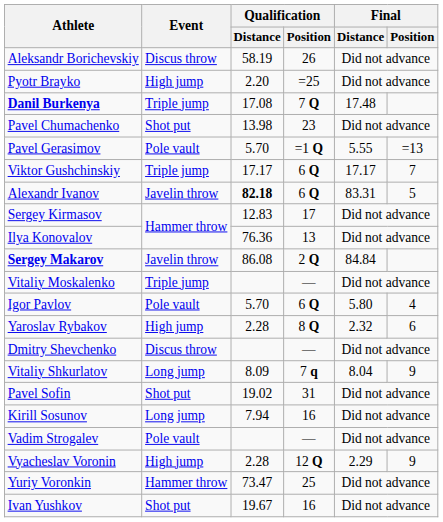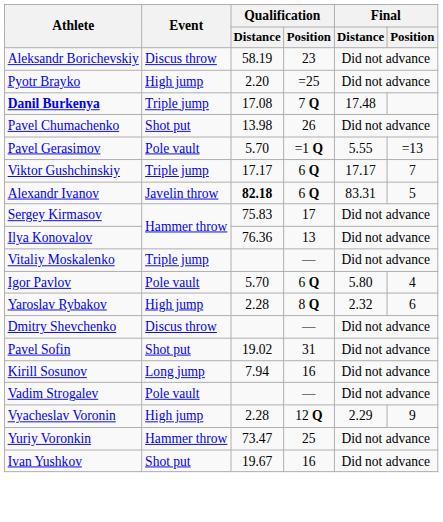(309, 59) 26 -> (309, 59) 23
(309, 126) 23 -> (309, 126) 26
(257, 215) 12.83 -> (257, 215) 75.83
- row: (55, 260)
- row: (57, 372)
